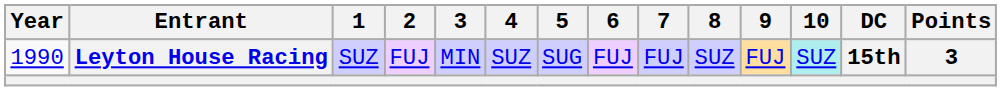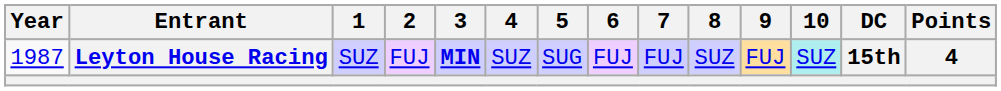(37, 58) 1990 -> (37, 58) 1987
(460, 58) normal -> (460, 58) bold
(951, 58) 3 -> (951, 58) 4
